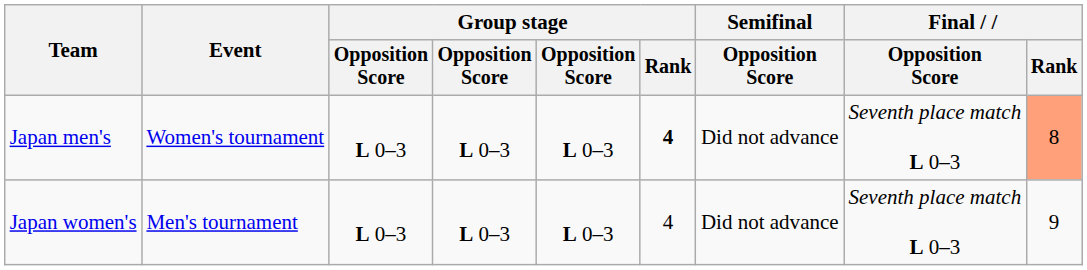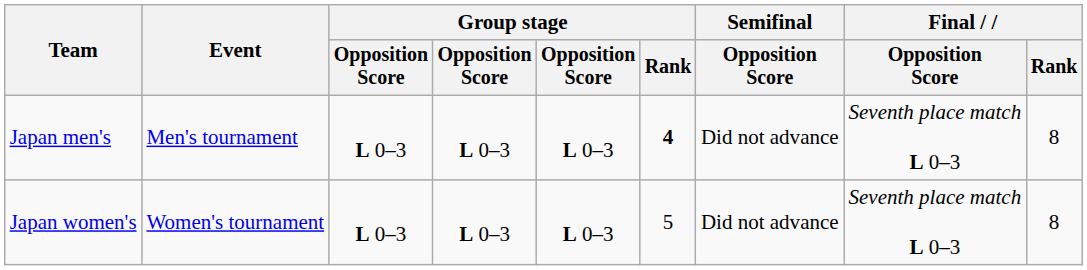(235, 137) Women's tournament -> (222, 137) Men's tournament
(1054, 137) lightsalmon background -> (1054, 137) no background
(222, 222) Men's tournament -> (235, 222) Women's tournament
(668, 222) 4 -> (668, 222) 5
(1054, 222) 9 -> (1054, 222) 8
